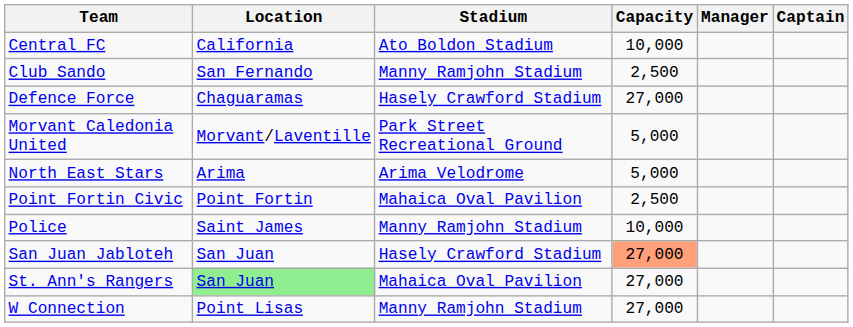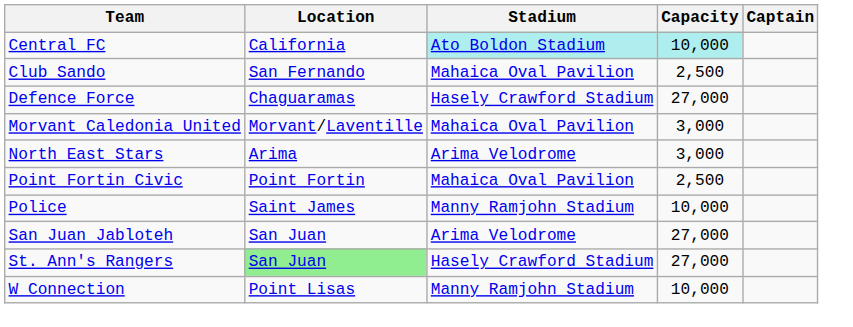- column: (735, 18)
(466, 45) no background -> (518, 45) paleturquoise background
(654, 45) no background -> (700, 45) paleturquoise background
(480, 72) Manny Ramjohn Stadium -> (532, 72) Mahaica Oval Pavilion
(471, 136) Park Street Recreational Ground -> (532, 126) Mahaica Oval Pavilion
(655, 136) 5,000 -> (700, 126) 3,000
(655, 173) 5,000 -> (700, 154) 3,000
(490, 254) Hasely Crawford Stadium -> (503, 235) Arima Velodrome
(654, 254) lightsalmon background -> (700, 235) no background
(480, 281) Mahaica Oval Pavilion -> (542, 262) Hasely Crawford Stadium
(654, 309) 27,000 -> (700, 289) 10,000
